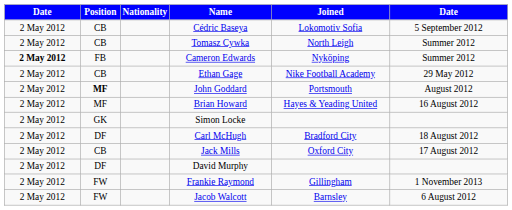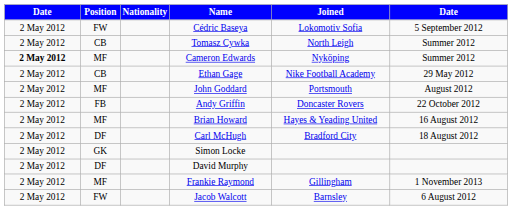(100, 28) CB -> (100, 28) FW
(100, 58) FB -> (100, 58) MF
(100, 89) bold -> (100, 89) normal
+ row: (220, 105)
rows swapped: (220, 120) <-> (220, 136)
- row: (220, 151)
(100, 182) FW -> (100, 182) MF
